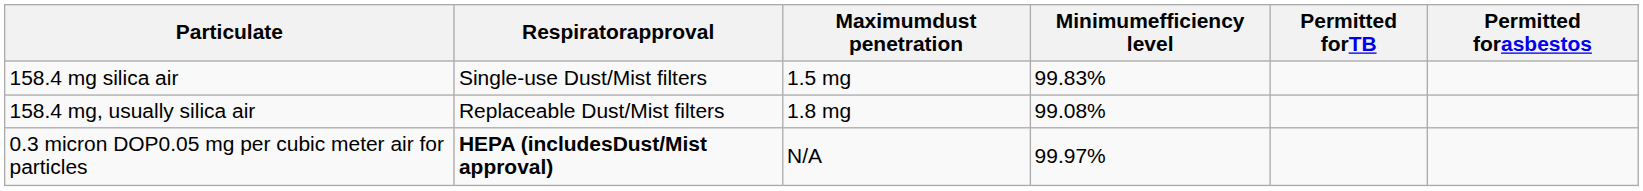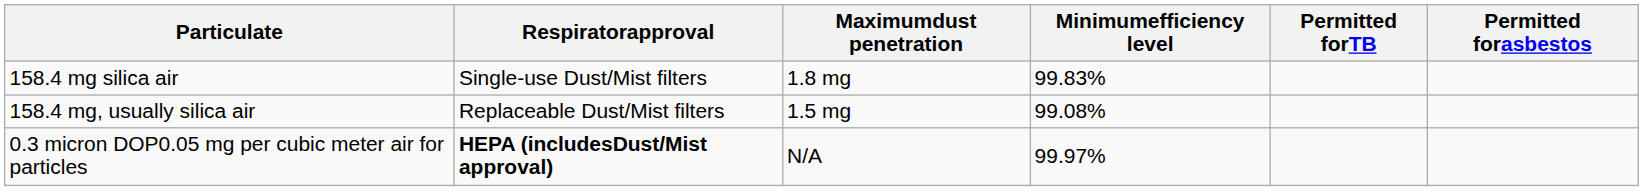(819, 77) 1.5 mg -> (819, 77) 1.8 mg
(819, 111) 1.8 mg -> (819, 111) 1.5 mg
